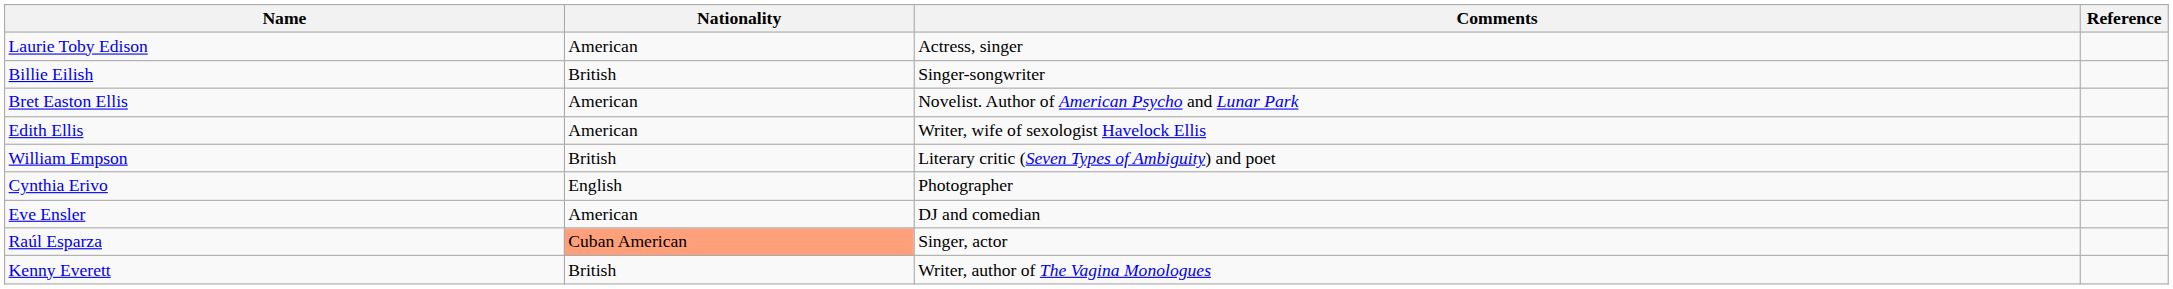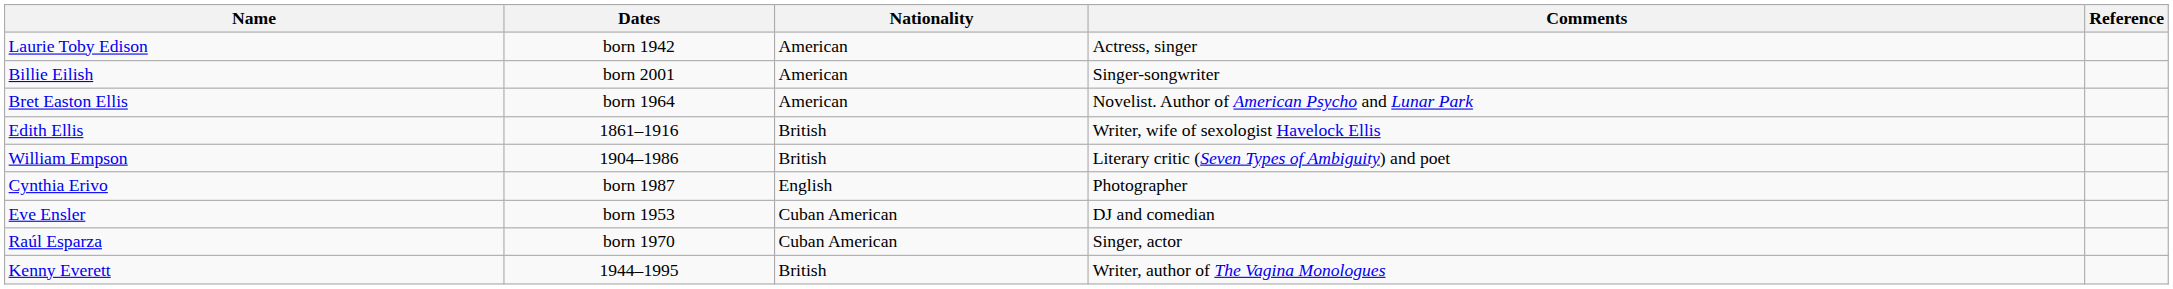+ column: (639, 18)
(592, 74) British -> (813, 74) American
(603, 130) American -> (802, 130) British
(603, 213) American -> (838, 213) Cuban American
(628, 241) lightsalmon background -> (838, 241) no background
